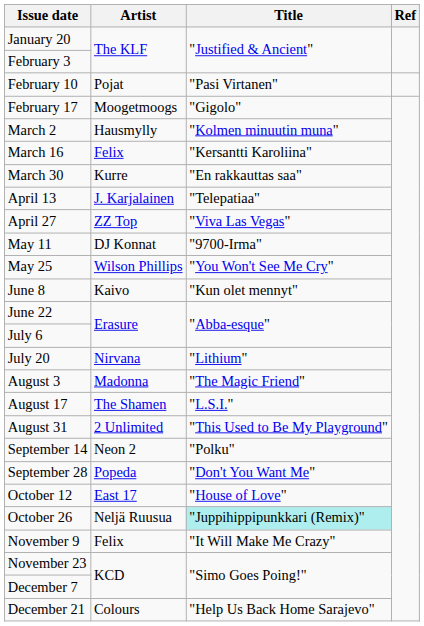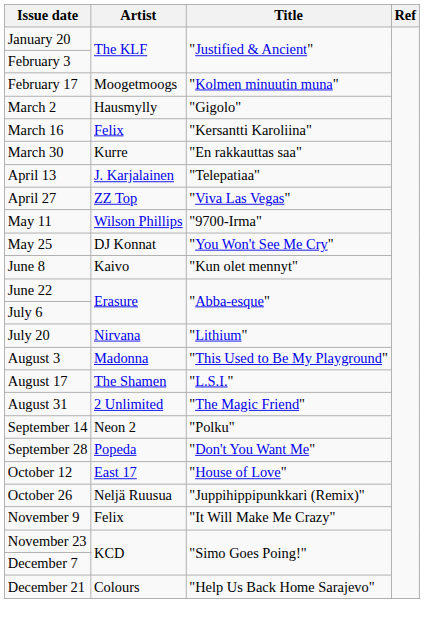- row: (43, 84)
(215, 107) "Gigolo" -> (264, 84) "Kolmen minuutin muna"
(264, 130) "Kolmen minuutin muna" -> (215, 107) "Gigolo"
(125, 244) DJ Konnat -> (138, 221) Wilson Phillips
(138, 267) Wilson Phillips -> (125, 244) DJ Konnat
(247, 381) "The Magic Friend" -> (289, 358) "This Used to Be My Playground"
(289, 426) "This Used to Be My Playground" -> (247, 404) "The Magic Friend"
(277, 518) paleturquoise background -> (277, 495) no background
